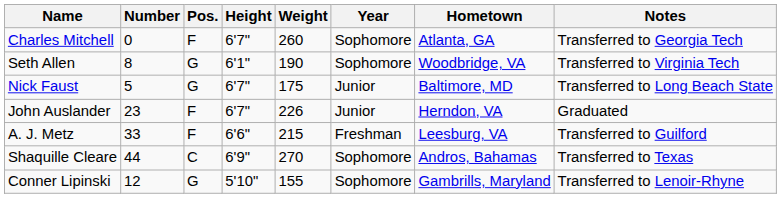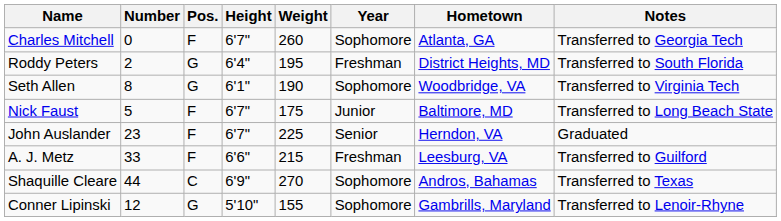+ row: (53, 63)
(193, 87) G -> (192, 110) F
(291, 110) 226 -> (291, 134) 225
(355, 110) Junior -> (356, 134) Senior
